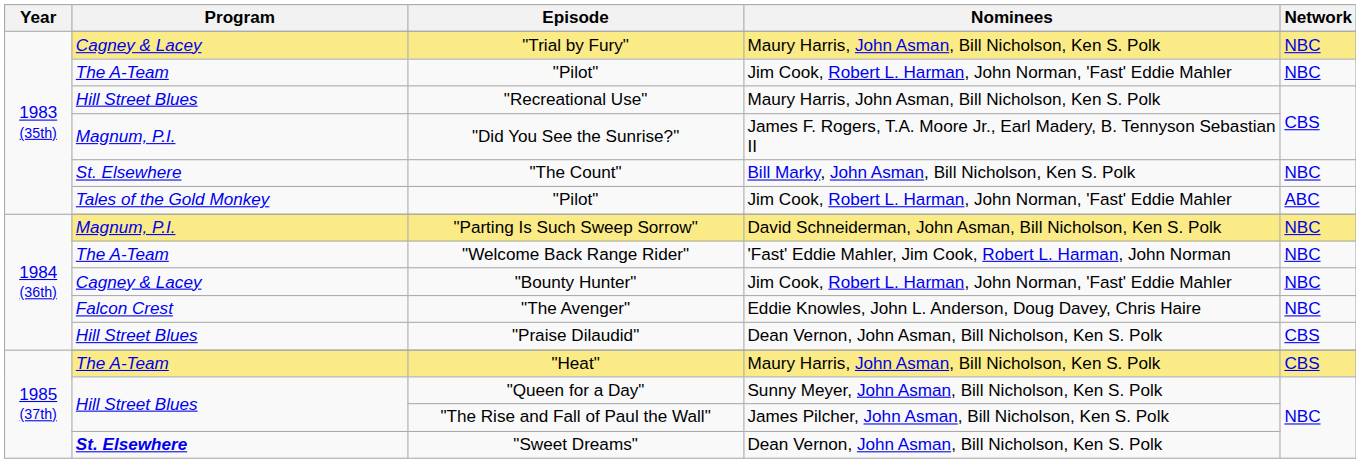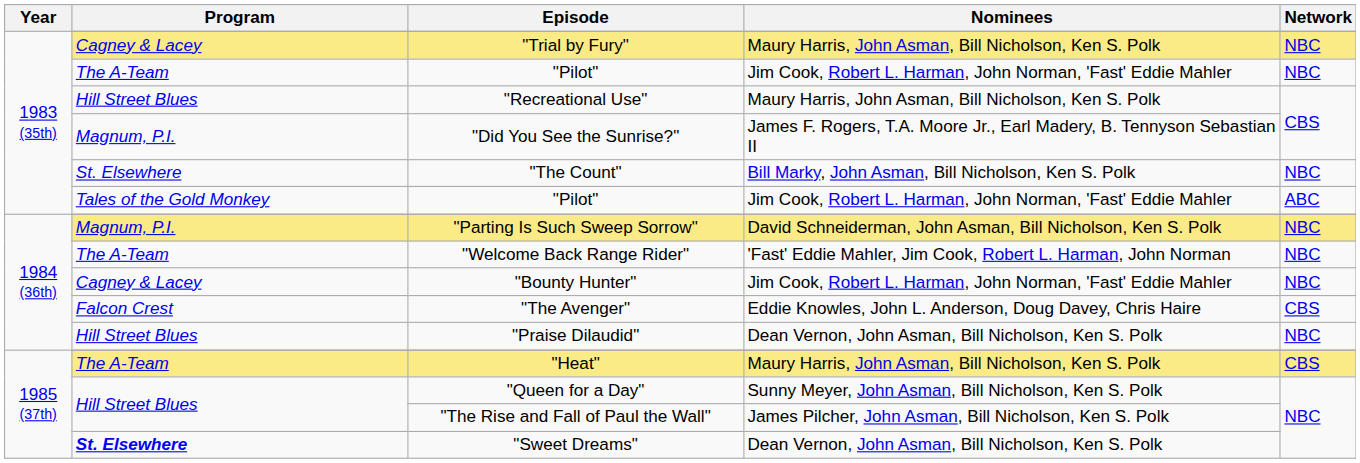(1302, 308) NBC -> (1302, 308) CBS
(1302, 335) CBS -> (1302, 335) NBC
